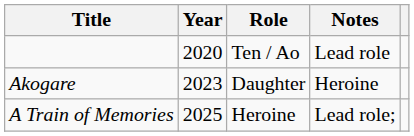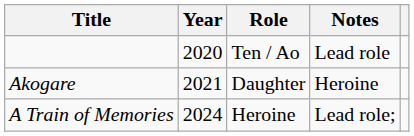(203, 83) 2023 -> (203, 83) 2021
(203, 114) 2025 -> (203, 114) 2024
